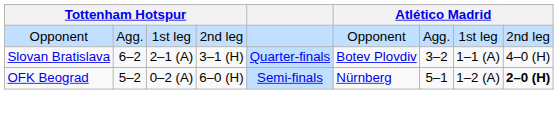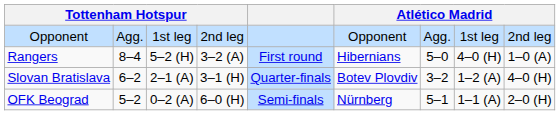+ row: (33, 57)
(478, 57) 1–1 (A) -> (479, 78) 1–2 (A)
(478, 78) 1–2 (A) -> (479, 99) 1–1 (A)
(528, 78) bold -> (530, 99) normal
